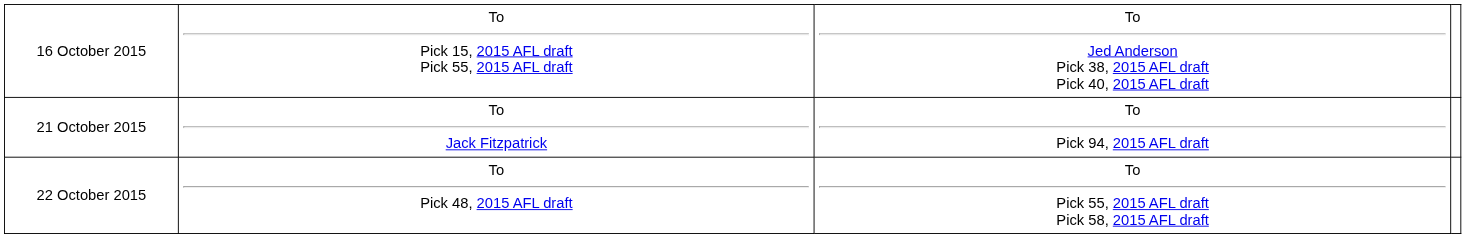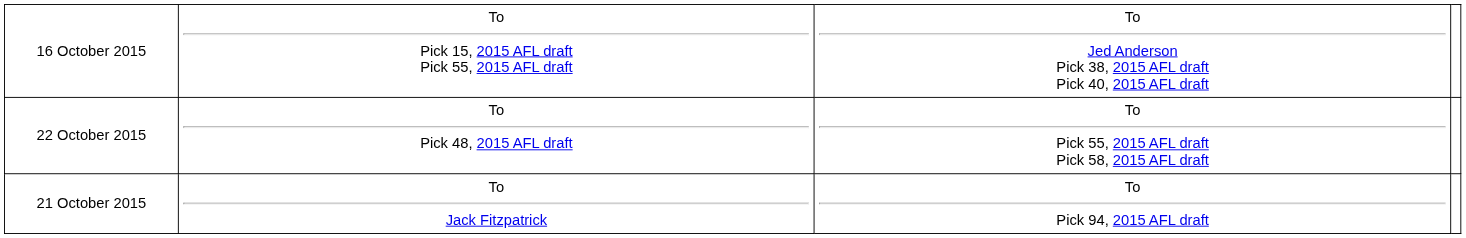rows swapped: (91, 127) <-> (91, 195)
